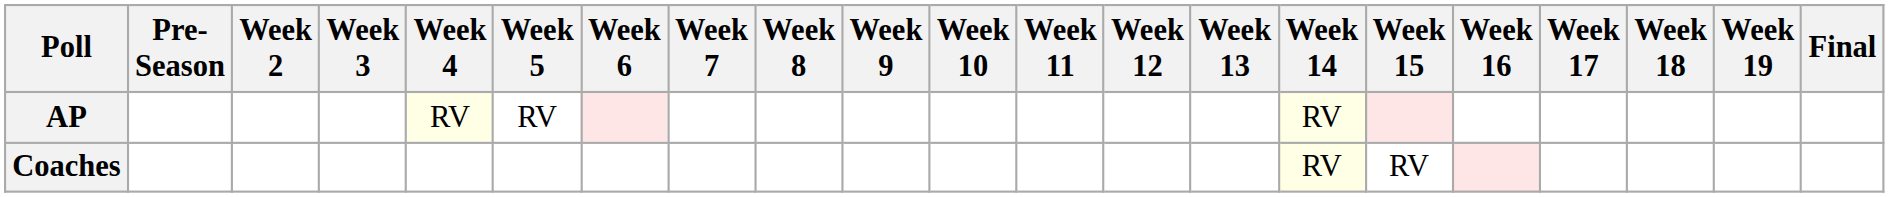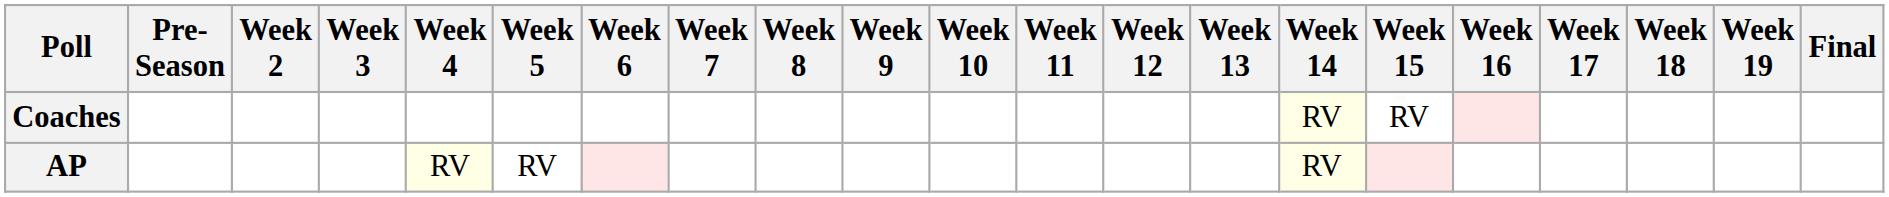rows swapped: (66, 116) <-> (66, 166)
